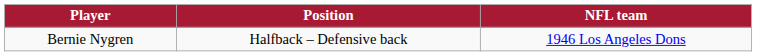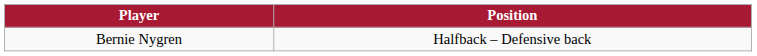- column: (616, 16)
